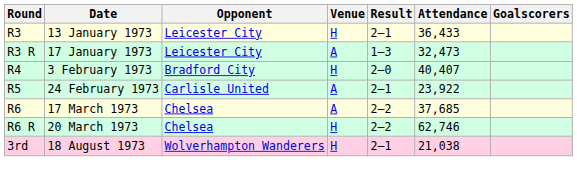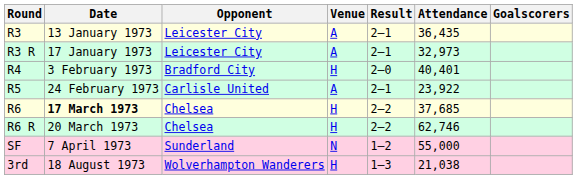(334, 33) H -> (334, 33) A
(439, 33) 36,433 -> (439, 33) 36,435
(381, 52) 1–3 -> (381, 52) 2–1
(439, 52) 32,473 -> (439, 52) 32,973
(439, 70) 40,407 -> (439, 70) 40,401
(93, 108) normal -> (93, 108) bold
(334, 108) A -> (334, 108) H
+ row: (14, 146)
(381, 146) 2–1 -> (381, 165) 1–3
